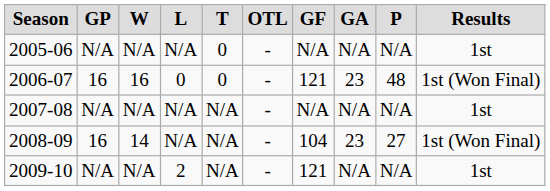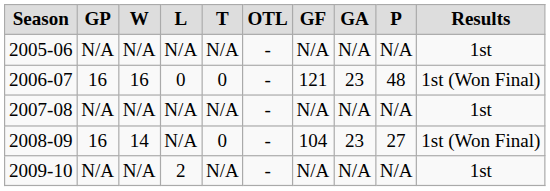(222, 49) 0 -> (222, 49) N/A
(222, 140) N/A -> (222, 140) 0
(313, 170) 121 -> (313, 170) N/A
